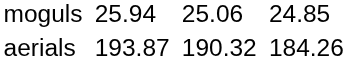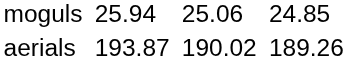(219, 47) 190.32 -> (219, 47) 190.02
(306, 47) 184.26 -> (306, 47) 189.26
